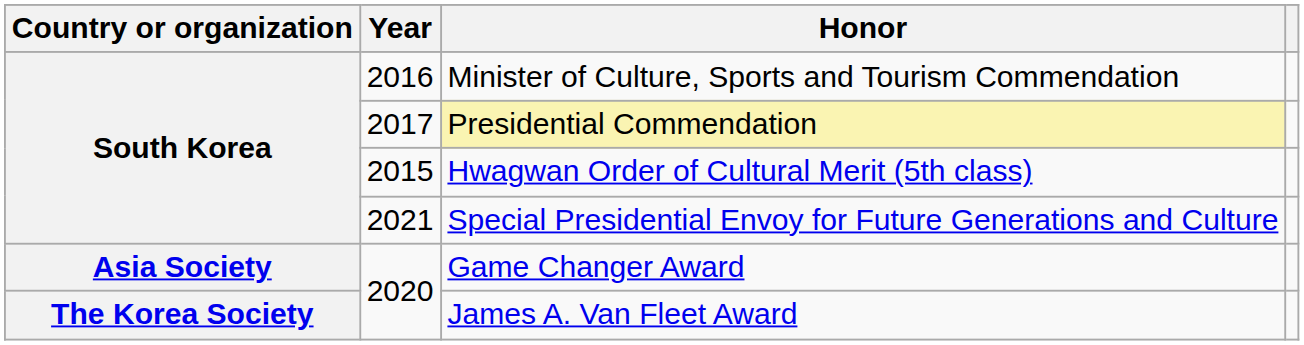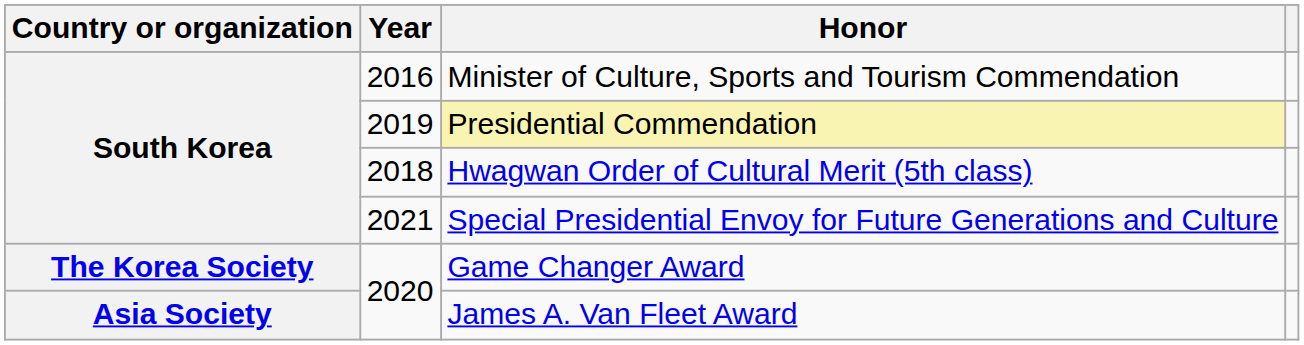(400, 123) 2017 -> (400, 123) 2019
(400, 171) 2015 -> (400, 171) 2018
(182, 266) Asia Society -> (182, 266) The Korea Society
(182, 314) The Korea Society -> (182, 314) Asia Society
